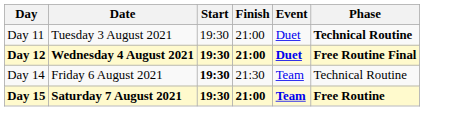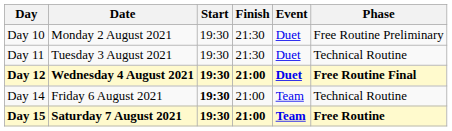+ row: (26, 34)
(250, 34) 21:00 -> (250, 55) 21:30
(363, 34) bold -> (360, 55) normal
(250, 75) 21:30 -> (250, 95) 21:00
